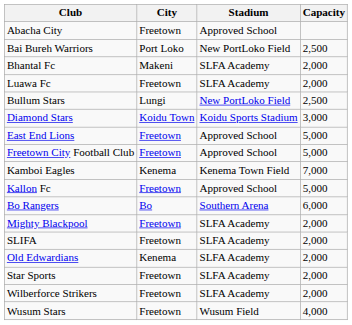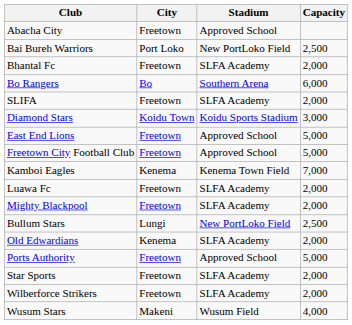(156, 65) Makeni -> (160, 65) Freetown
rows swapped: (33, 205) <-> (29, 83)
rows swapped: (36, 100) <-> (22, 240)
- row: (29, 188)
+ row: (41, 258)
(160, 310) Freetown -> (156, 310) Makeni
